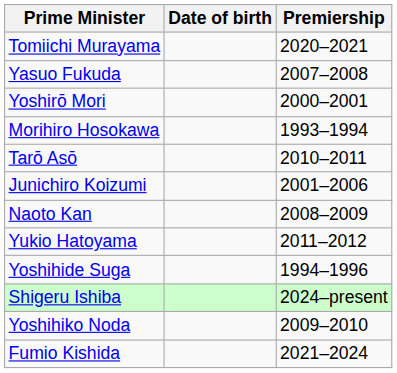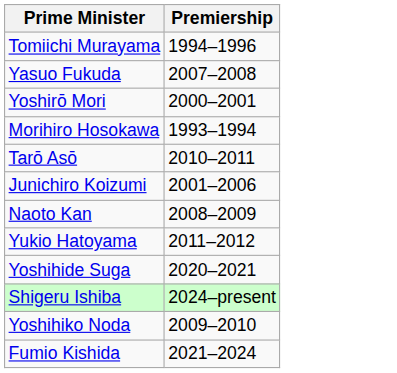- column: (220, 18)
(324, 46) 2020–2021 -> (212, 46) 1994–1996
(324, 269) 1994–1996 -> (212, 269) 2020–2021
